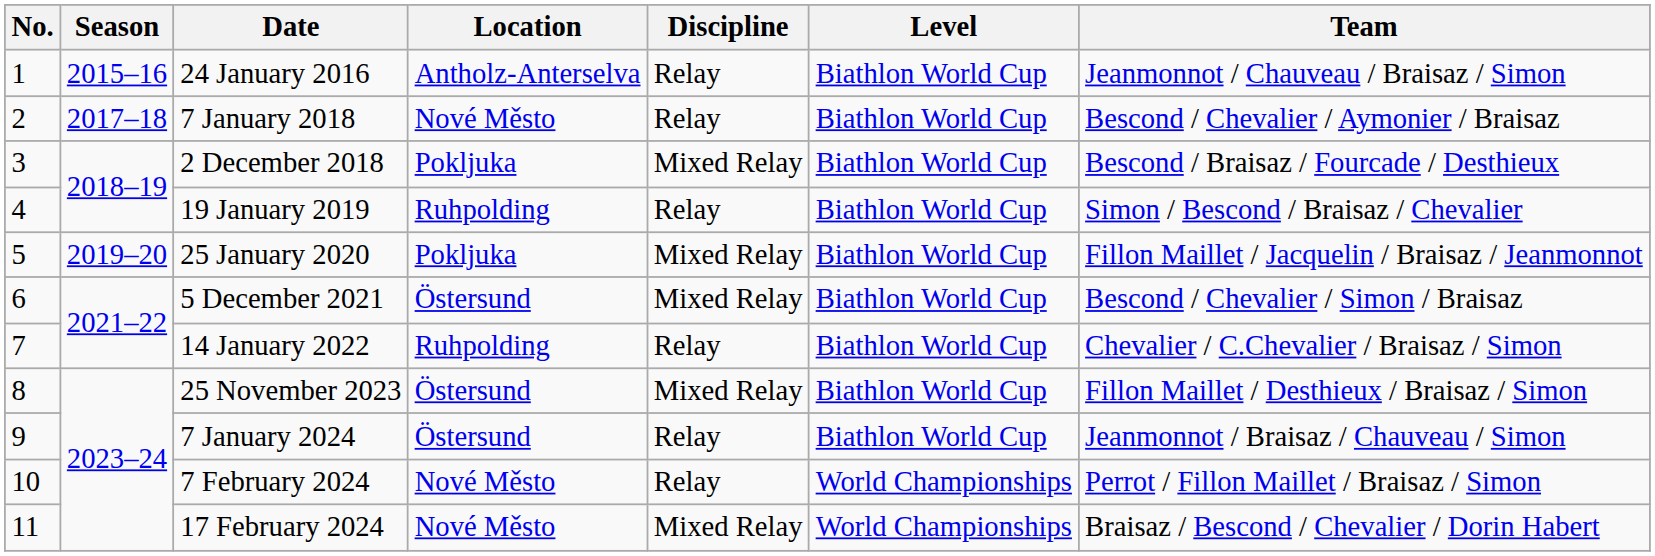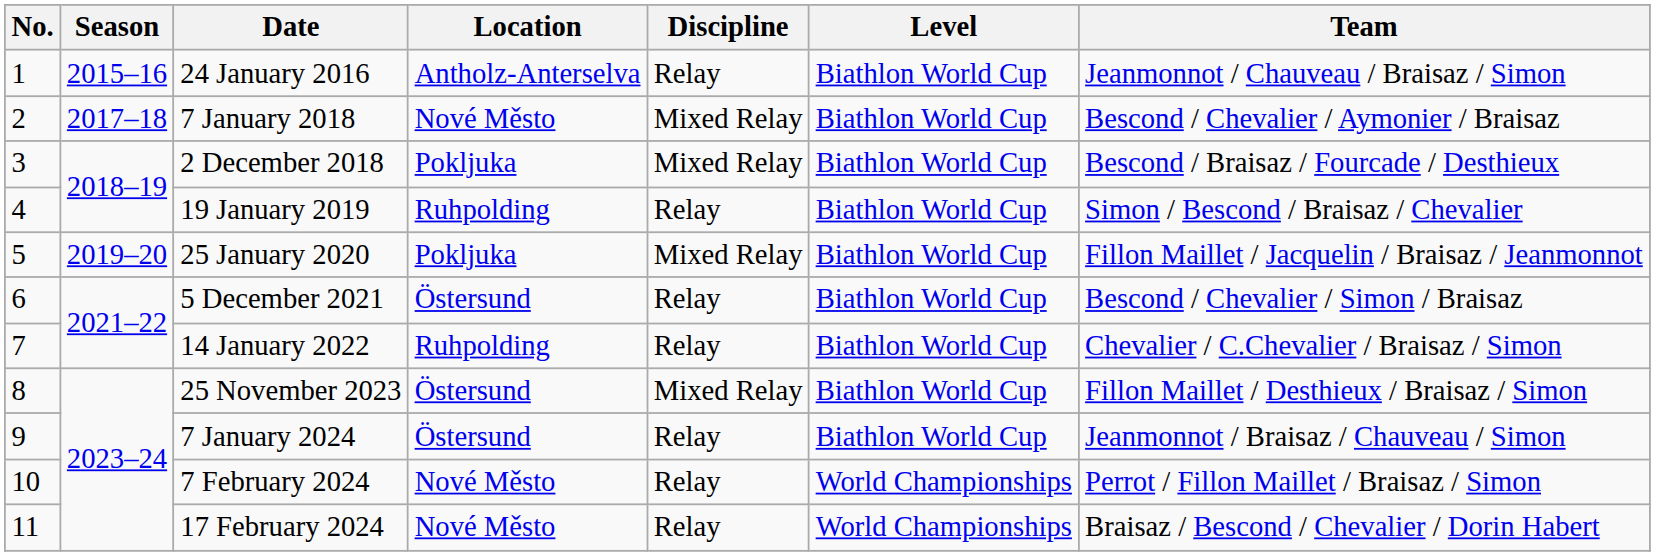(687, 118) Relay -> (728, 118) Mixed Relay
(728, 299) Mixed Relay -> (687, 299) Relay
(728, 526) Mixed Relay -> (687, 526) Relay
